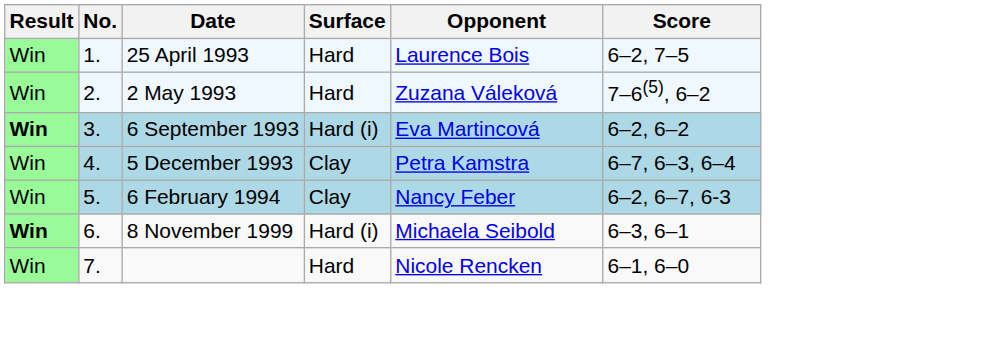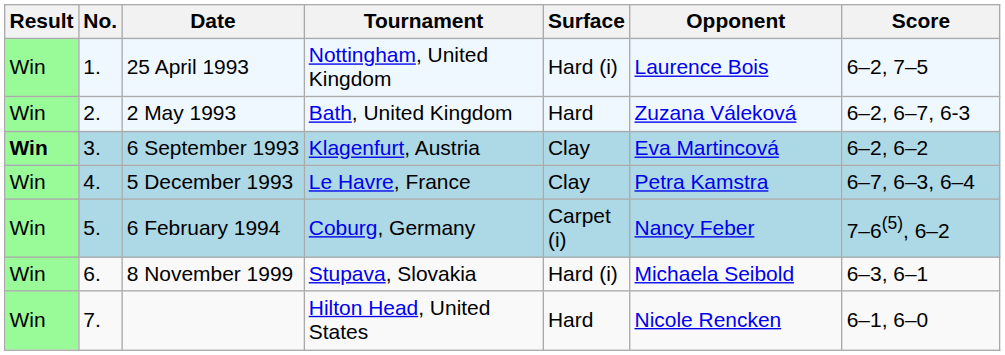+ column: (424, 21)
(331, 55) Hard -> (583, 67) Hard (i)
(659, 91) 7–6(5), 6–2 -> (908, 113) 6–2, 6–7, 6-3
(344, 128) Hard (i) -> (569, 147) Clay
(330, 196) Clay -> (579, 227) Carpet (i)
(669, 196) 6–2, 6–7, 6-3 -> (898, 227) 7–6(5), 6–2
(29, 230) bold -> (28, 273) normal
